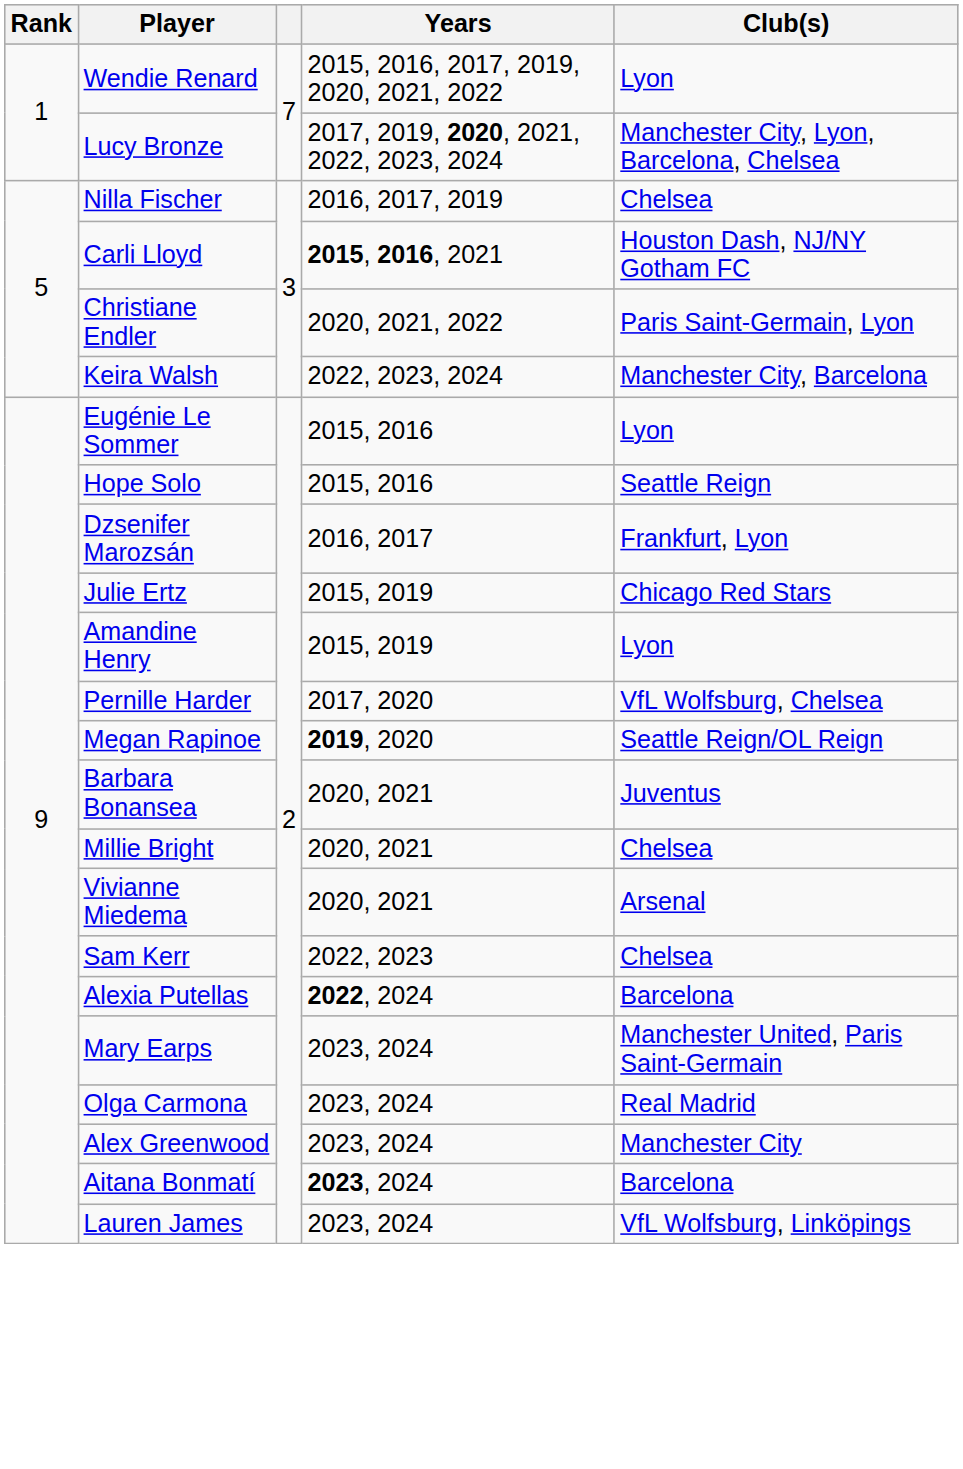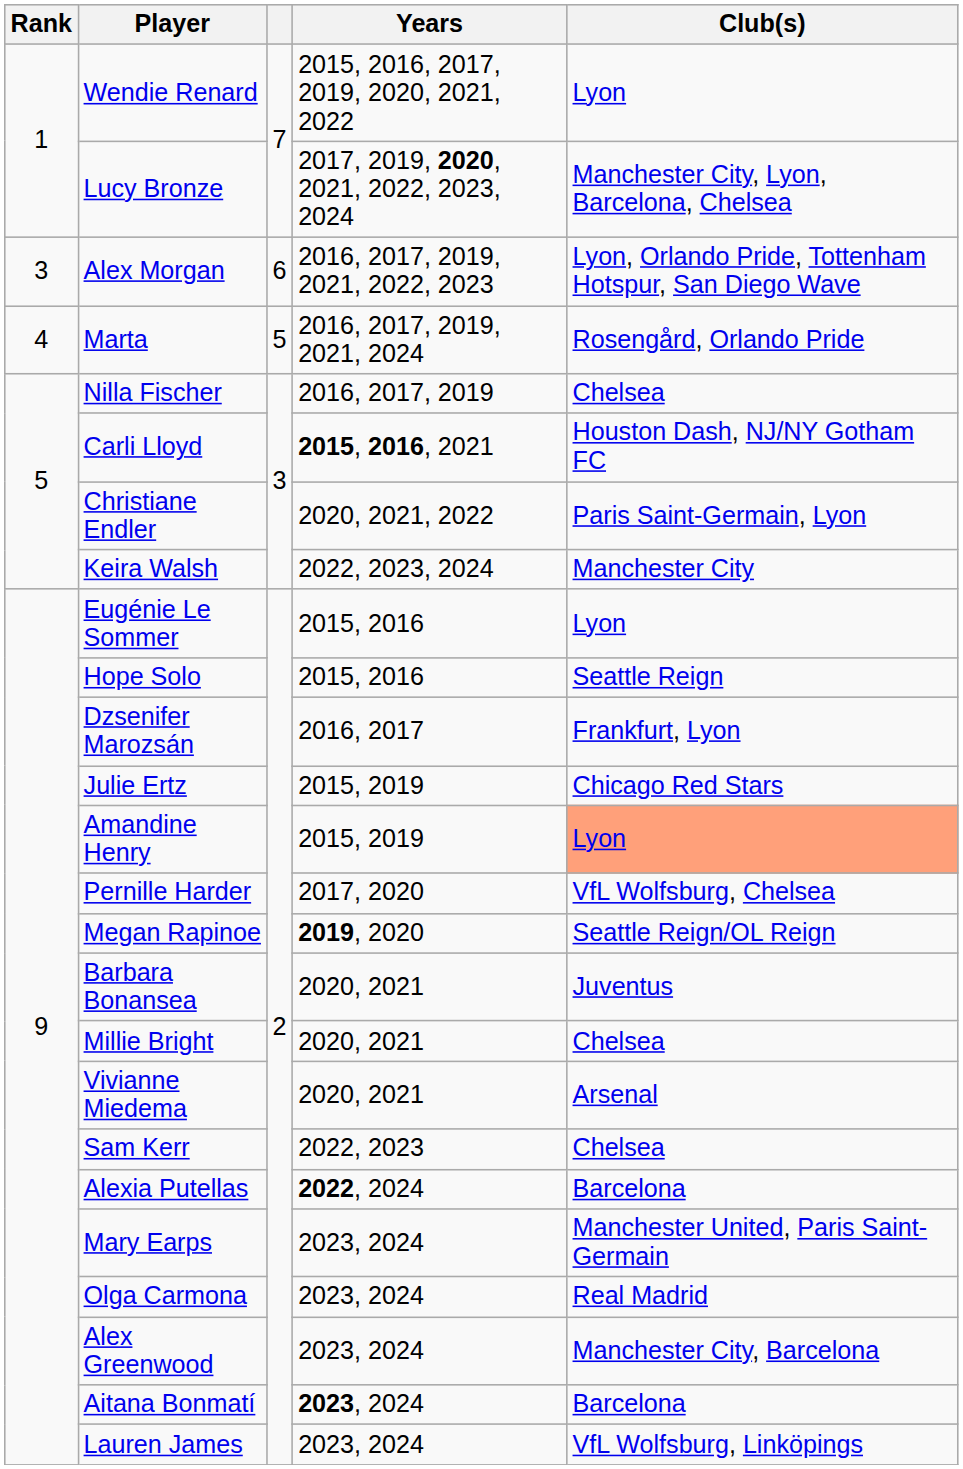+ row: (154, 271)
+ row: (116, 339)
(774, 376) Manchester City, Barcelona -> (663, 569) Manchester City
(647, 646) no background -> (599, 839) lightsalmon background
(711, 1143) Manchester City -> (726, 1350) Manchester City, Barcelona
